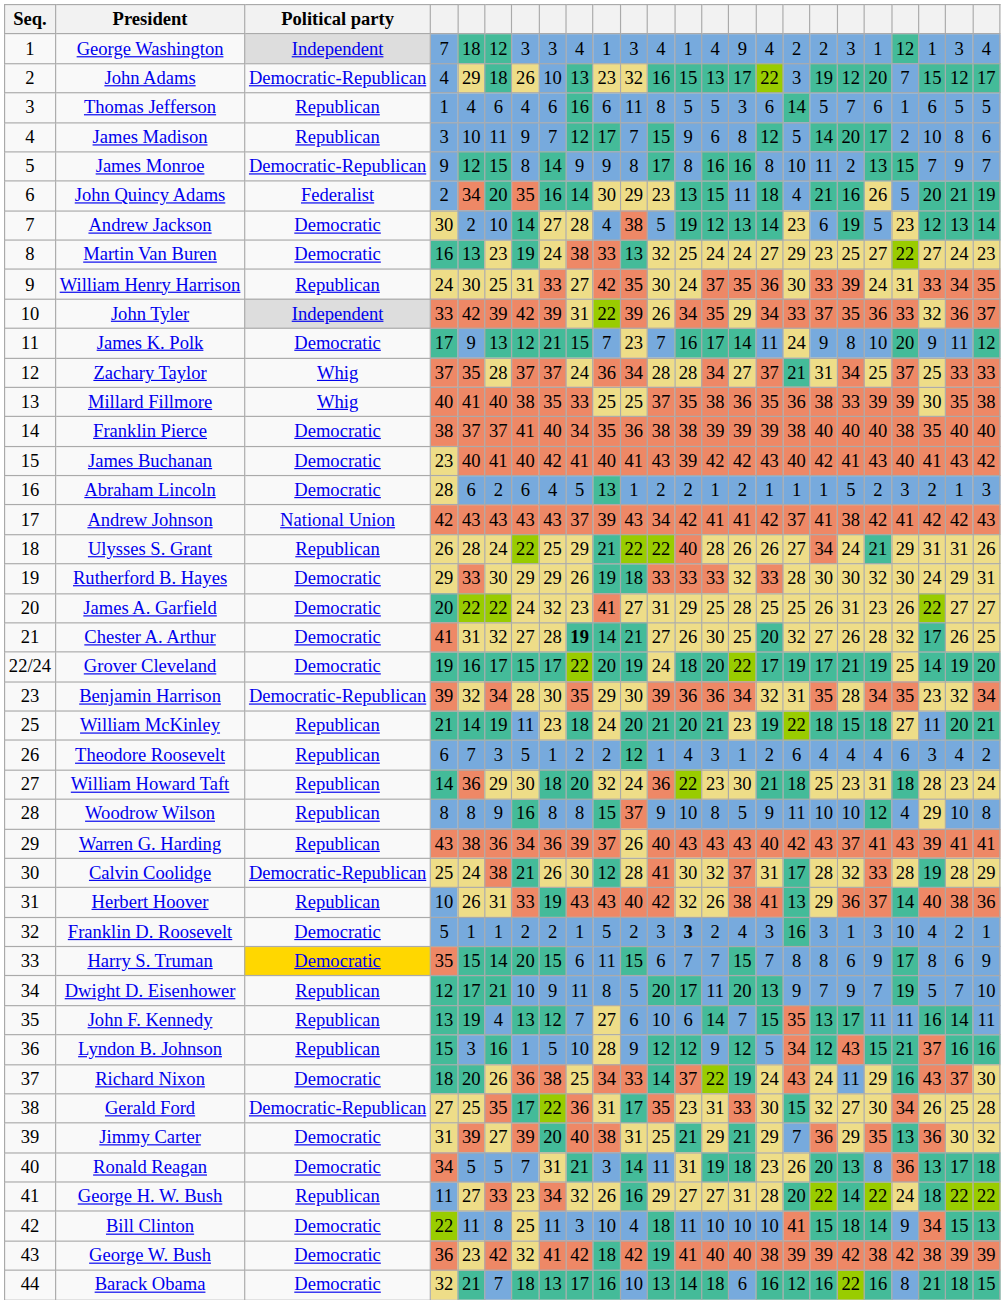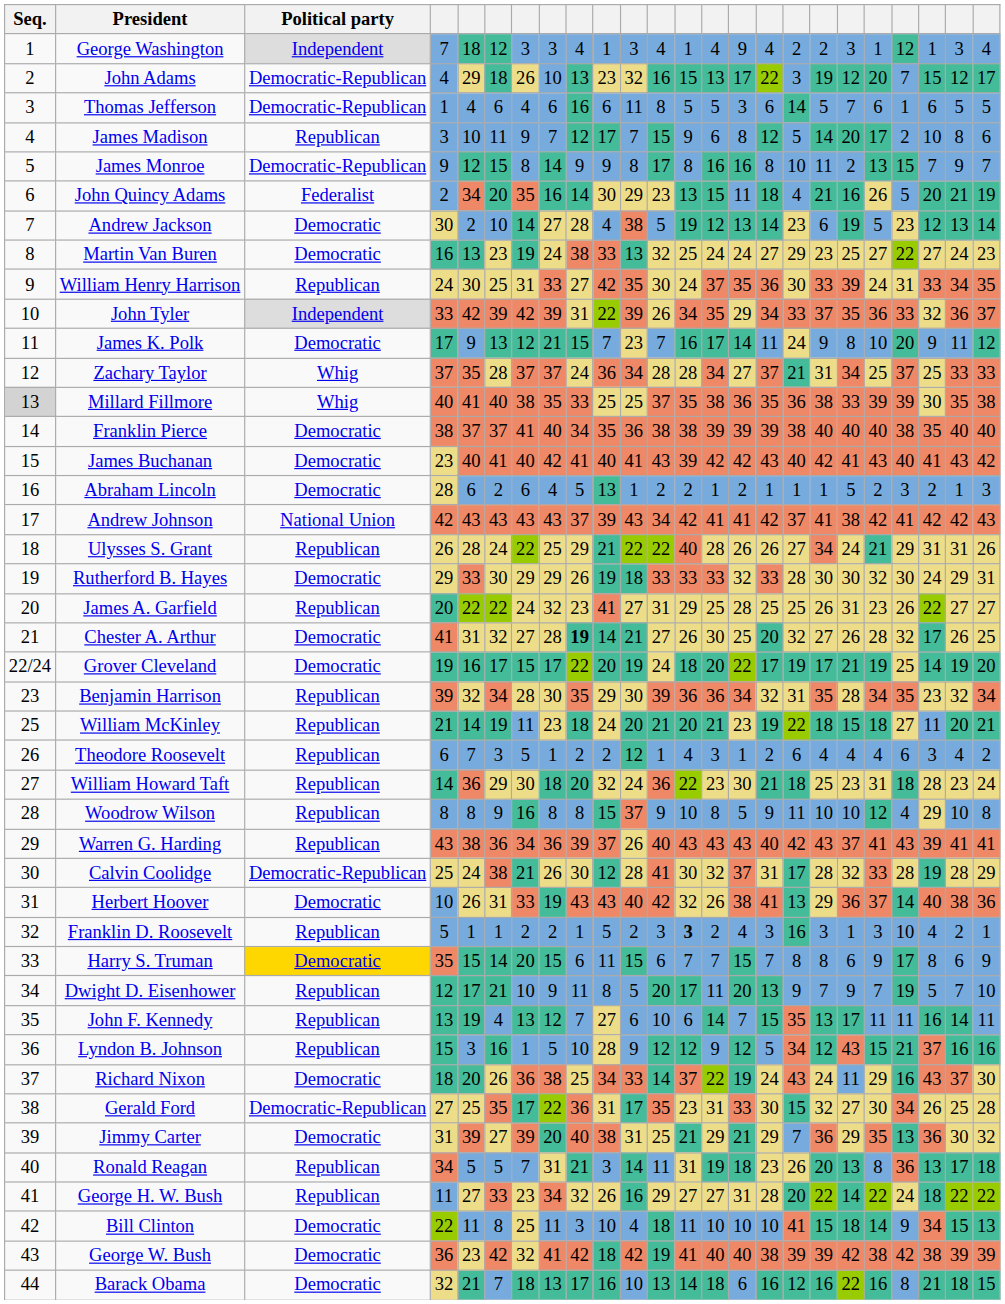(338, 107) Republican -> (338, 107) Democratic-Republican
(30, 401) no background -> (30, 401) lightgrey background
(338, 607) Democratic -> (338, 607) Republican
(338, 696) Democratic-Republican -> (338, 696) Republican
(338, 902) Republican -> (338, 902) Democratic
(338, 931) Democratic -> (338, 931) Republican
(338, 1167) Democratic -> (338, 1167) Republican
